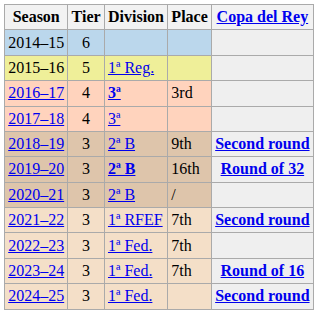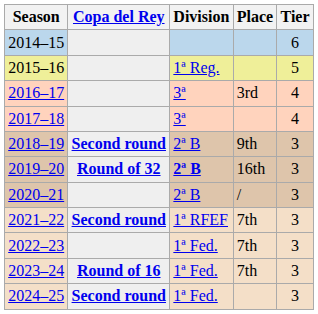columns swapped: (86, 17) <-> (262, 17)
(114, 93) bold -> (180, 93) normal
